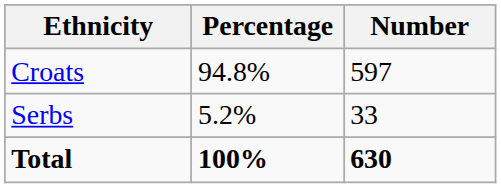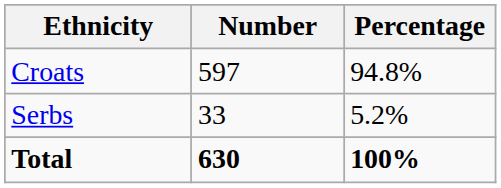columns swapped: (420, 26) <-> (268, 26)
